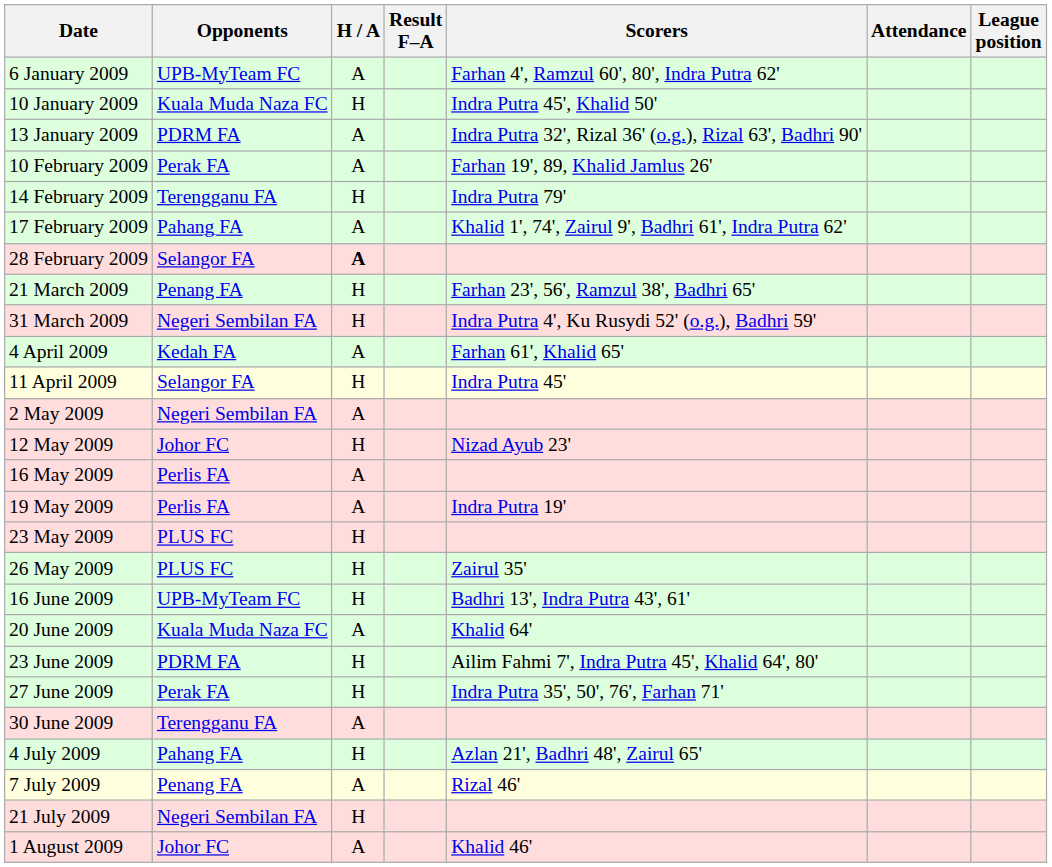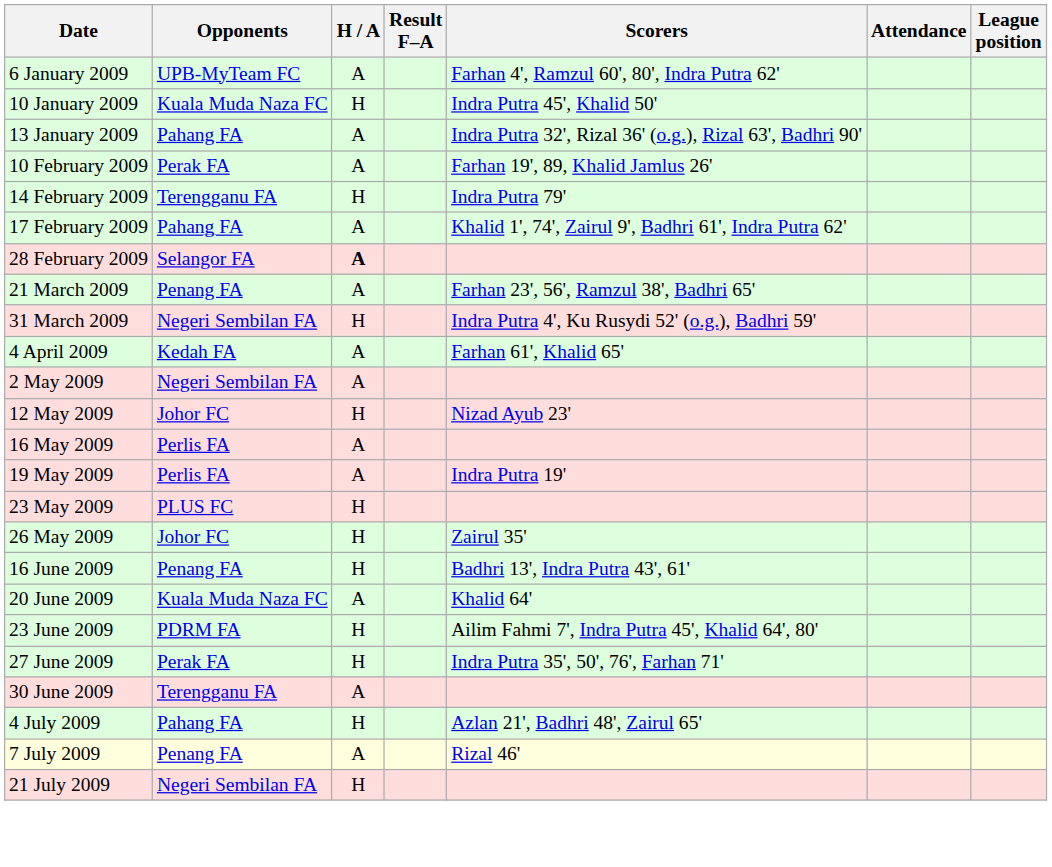(199, 134) PDRM FA -> (200, 134) Pahang FA
(358, 289) H -> (358, 289) A
- row: (63, 382)
(195, 568) PLUS FC -> (193, 537) Johor FC
(229, 599) UPB-MyTeam FC -> (200, 568) Penang FA
- row: (66, 846)
